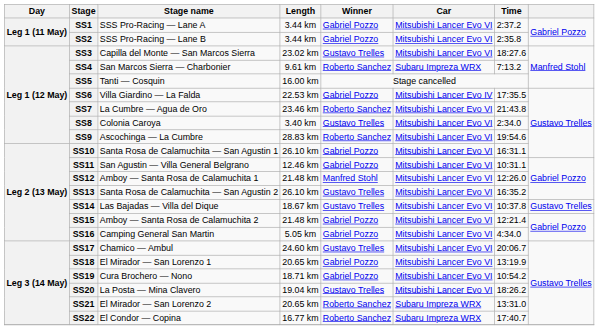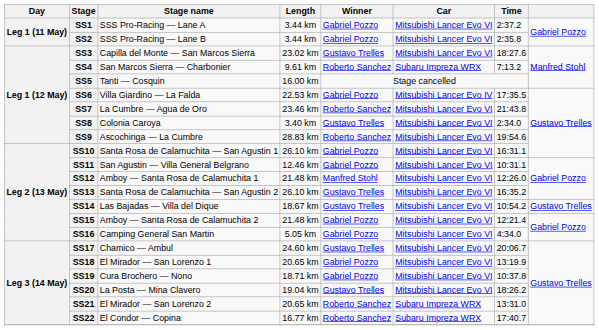(511, 206) 10:37.8 -> (511, 206) 10:54.2
(511, 276) 10:54.2 -> (511, 276) 10:37.8
